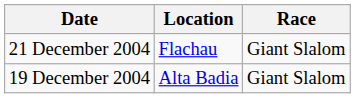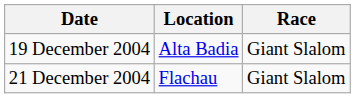rows swapped: (79, 78) <-> (79, 48)
